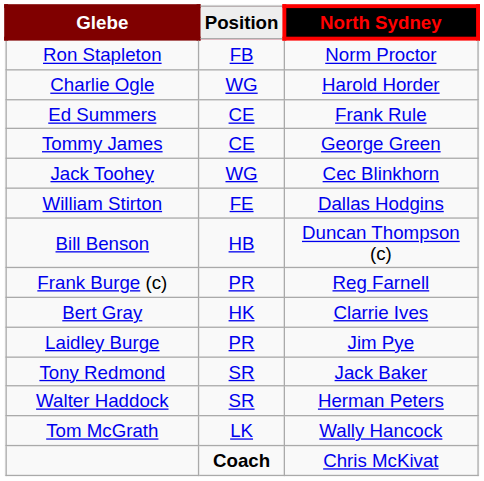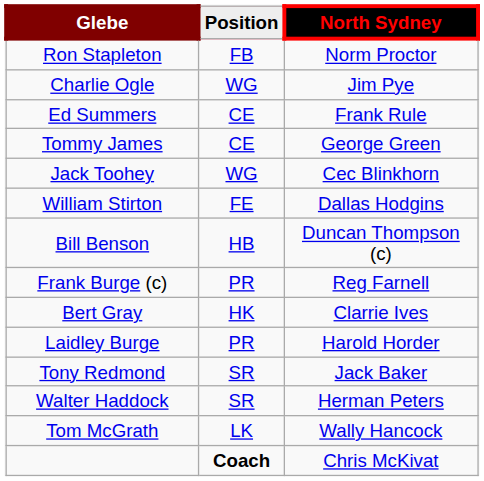(381, 84) Harold Horder -> (381, 84) Jim Pye
(381, 342) Jim Pye -> (381, 342) Harold Horder
